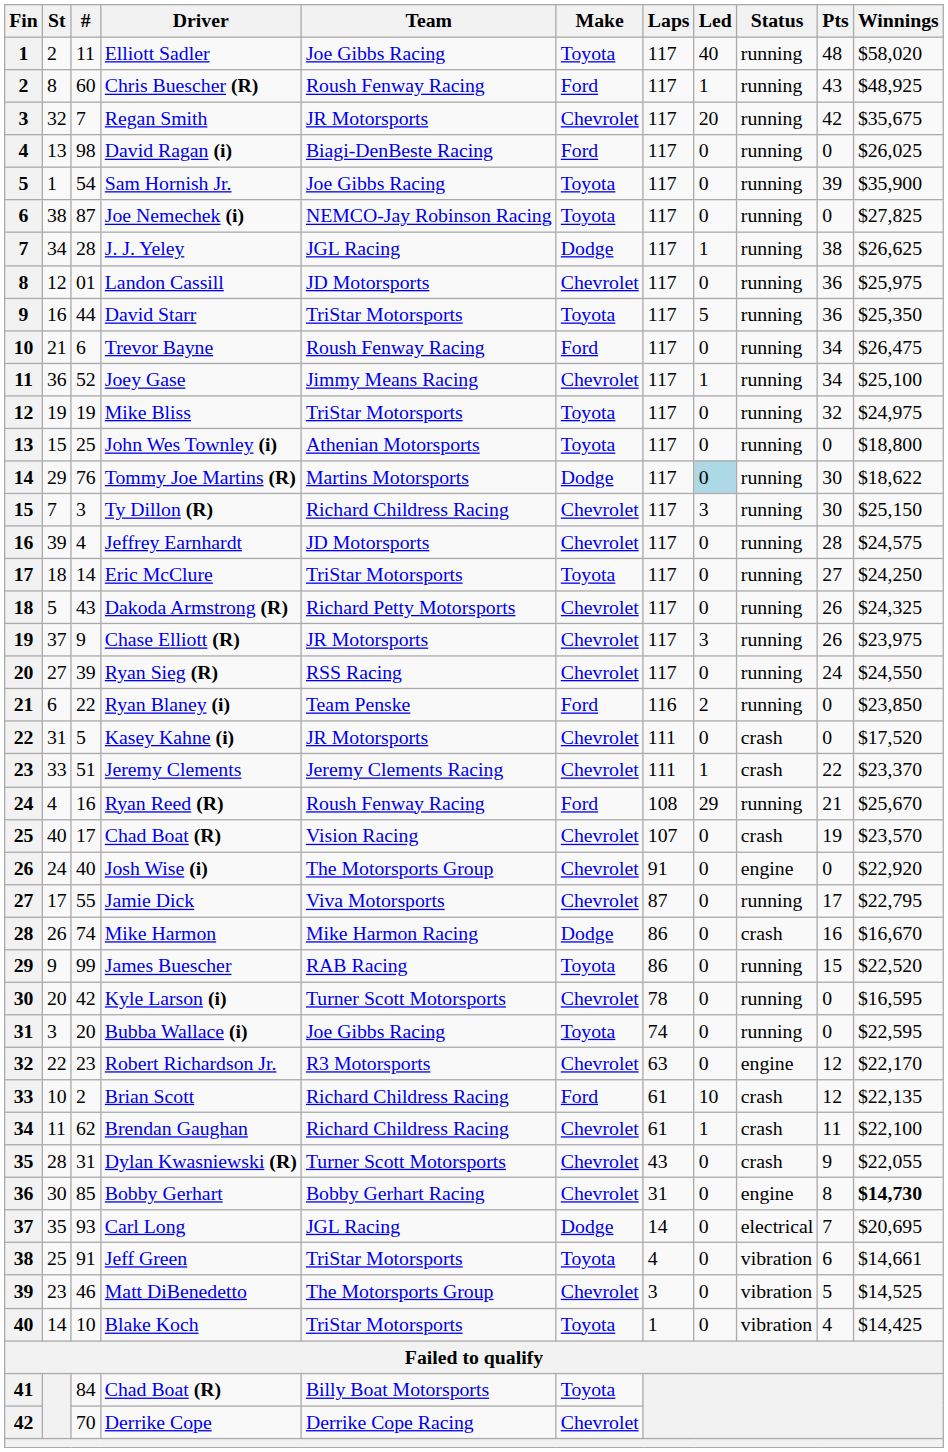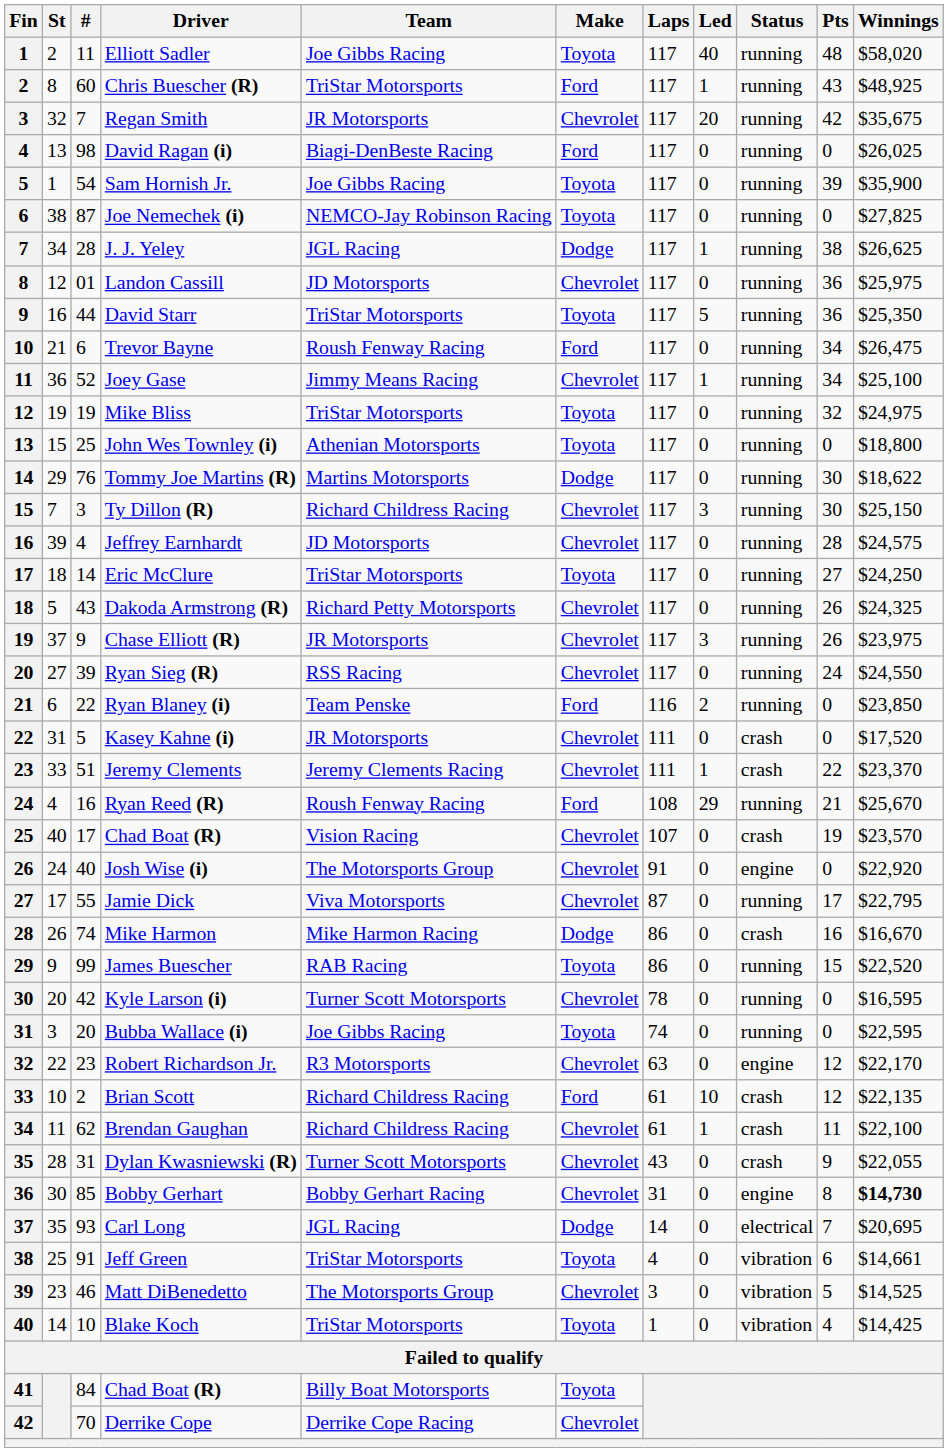(395, 86) Roush Fenway Racing -> (384, 86) TriStar Motorsports
(704, 477) lightblue background -> (704, 477) no background
